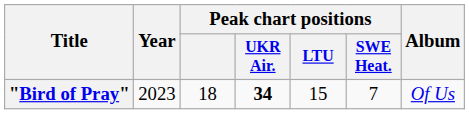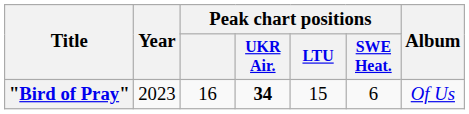(208, 94) 18 -> (208, 94) 16
(373, 94) 7 -> (373, 94) 6
